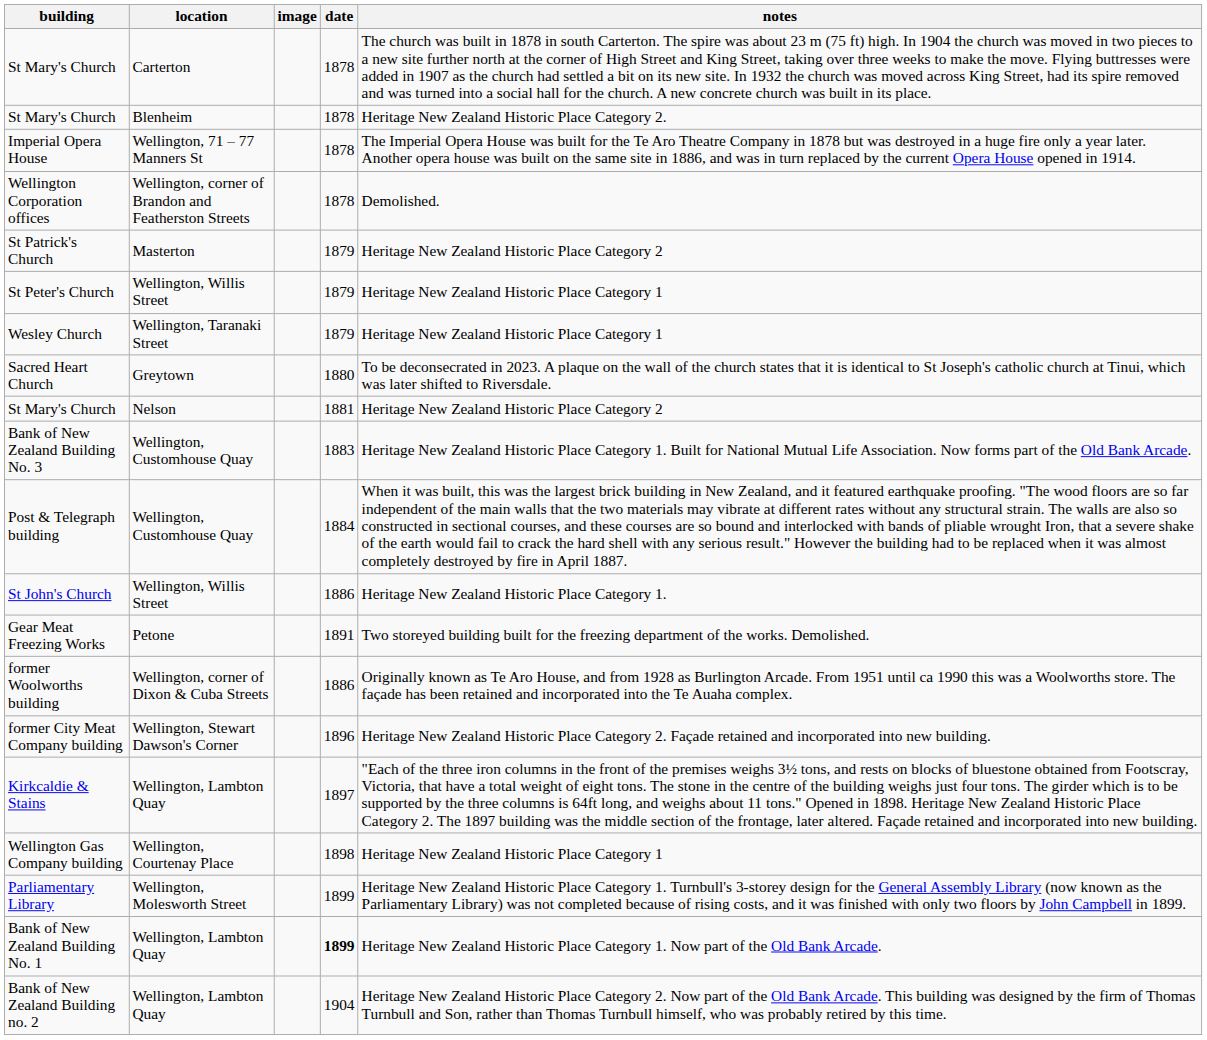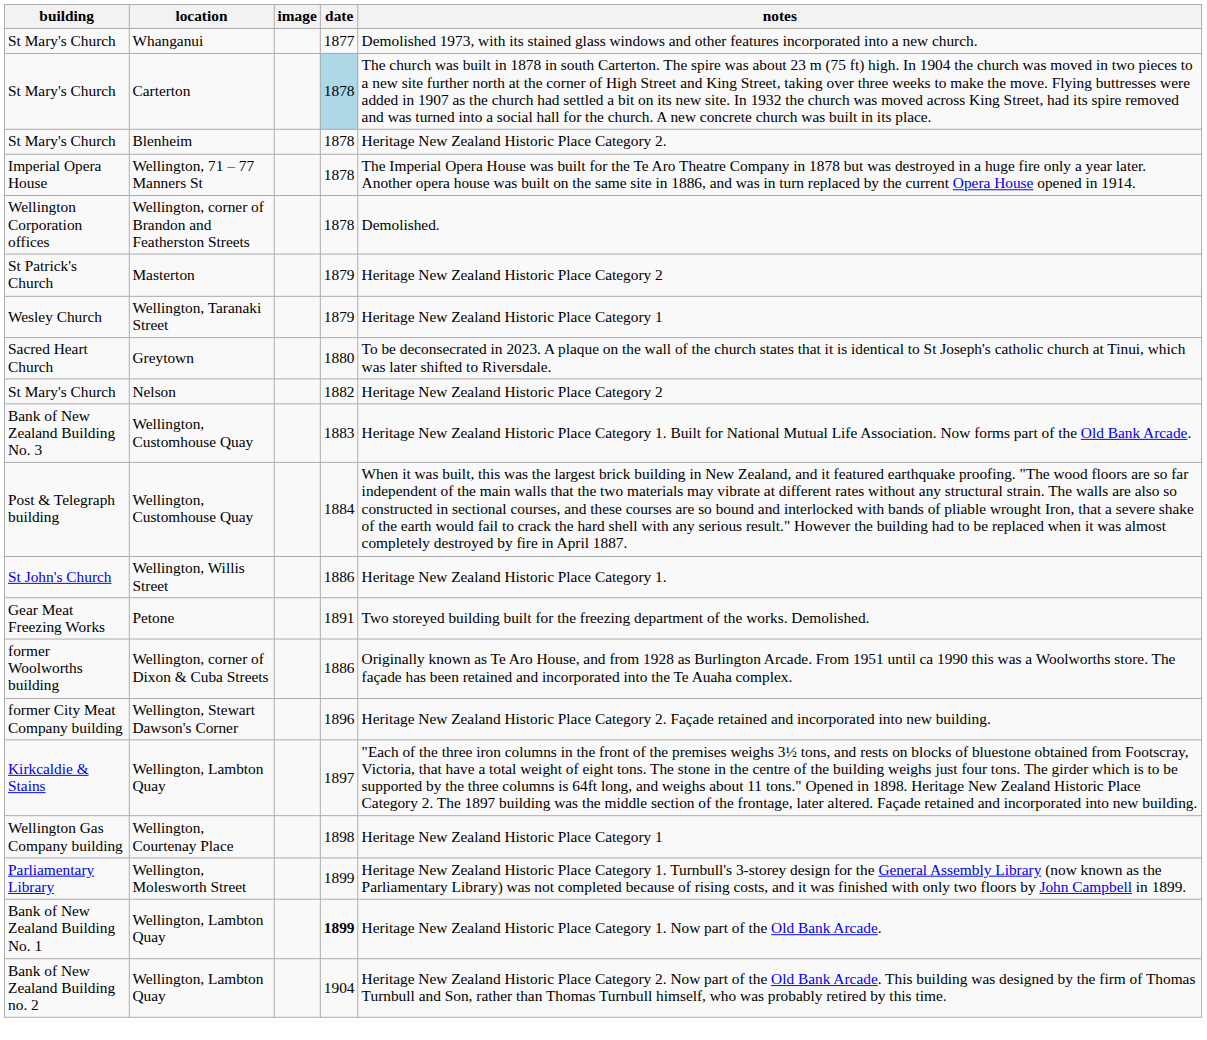+ row: (62, 41)
(339, 66) no background -> (339, 91) lightblue background
- row: (61, 292)
(339, 408) 1881 -> (339, 391) 1882
